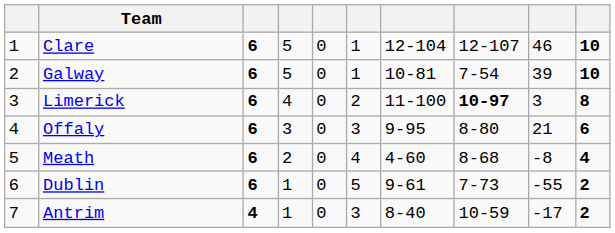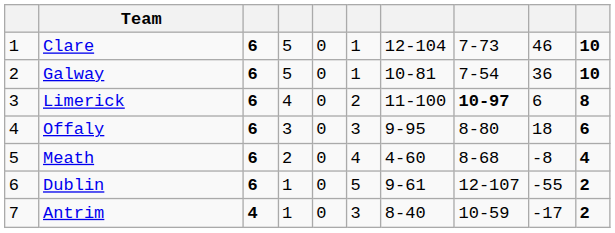(489, 46) 12-107 -> (479, 46) 7-73
(542, 74) 39 -> (542, 74) 36
(537, 102) 3 -> (537, 102) 6
(542, 130) 21 -> (542, 130) 18
(479, 185) 7-73 -> (489, 185) 12-107
